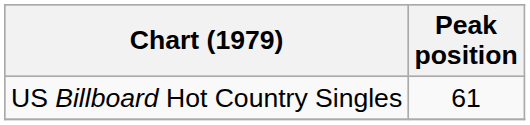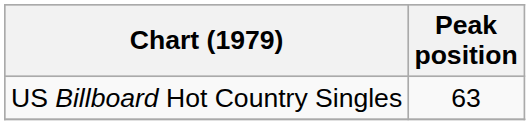(466, 97) 61 -> (466, 97) 63
